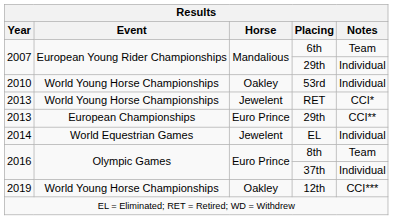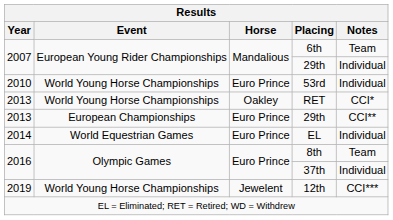(261, 83) Oakley -> (261, 83) Euro Prince
(261, 100) Jewelent -> (261, 100) Oakley
(261, 135) Jewelent -> (261, 135) Euro Prince
(261, 188) Oakley -> (261, 188) Jewelent
